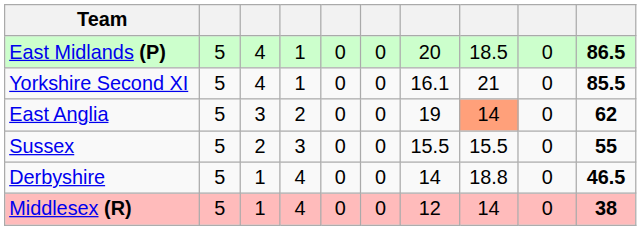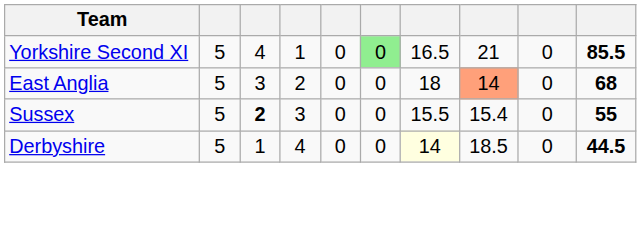- row: (87, 51)
(380, 83) no background -> (380, 51) lightgreen background
(430, 83) 16.1 -> (430, 51) 16.5
(430, 114) 19 -> (430, 83) 18
(606, 114) 62 -> (606, 83) 68
(260, 146) normal -> (260, 114) bold
(489, 146) 15.5 -> (489, 114) 15.4
(430, 177) no background -> (430, 146) lightyellow background
(489, 177) 18.8 -> (489, 146) 18.5
(606, 177) 46.5 -> (606, 146) 44.5
- row: (70, 209)
